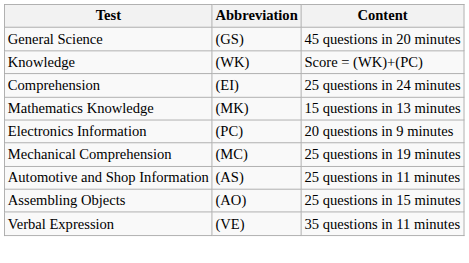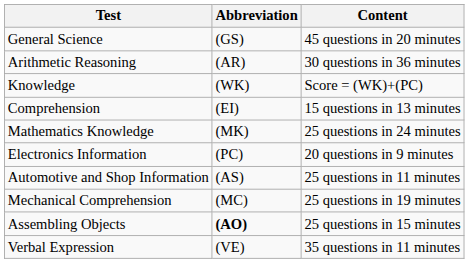+ row: (72, 62)
(383, 85) 25 questions in 24 minutes -> (383, 108) 15 questions in 13 minutes
(383, 108) 15 questions in 13 minutes -> (383, 131) 25 questions in 24 minutes
rows swapped: (108, 177) <-> (90, 154)
(231, 200) normal -> (231, 223) bold
